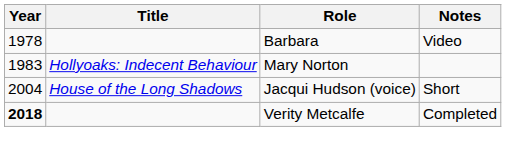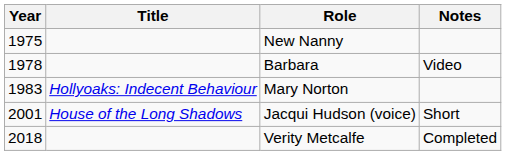+ row: (304, 41)
(25, 89) 2004 -> (25, 114) 2001
(25, 114) bold -> (25, 138) normal
